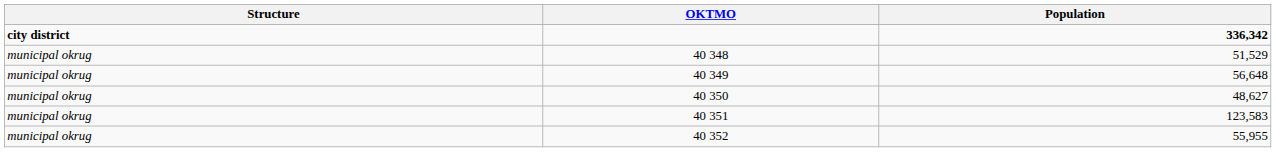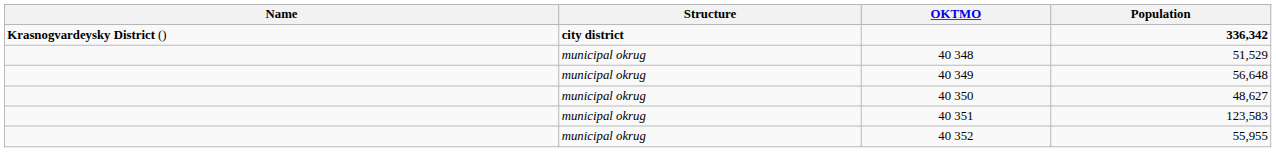+ column: (282, 14)
